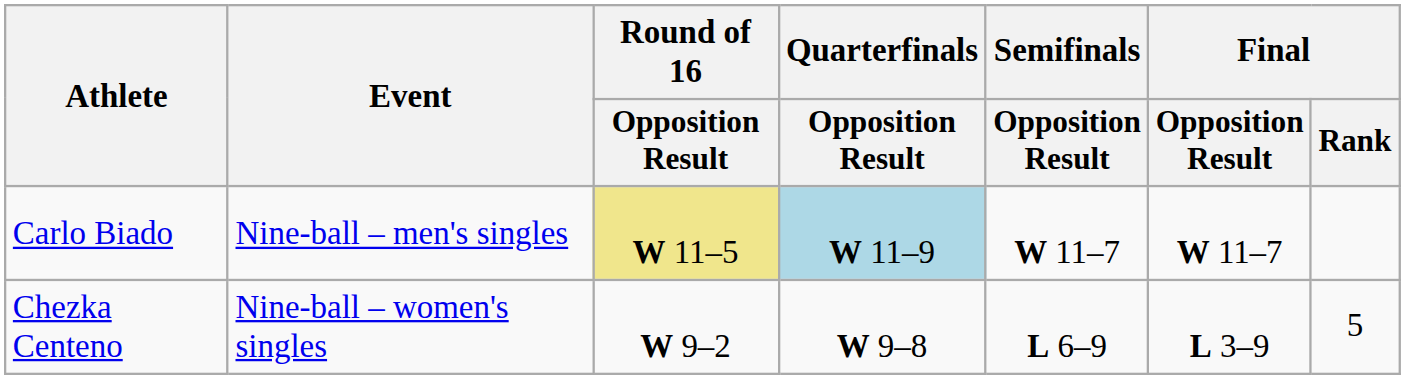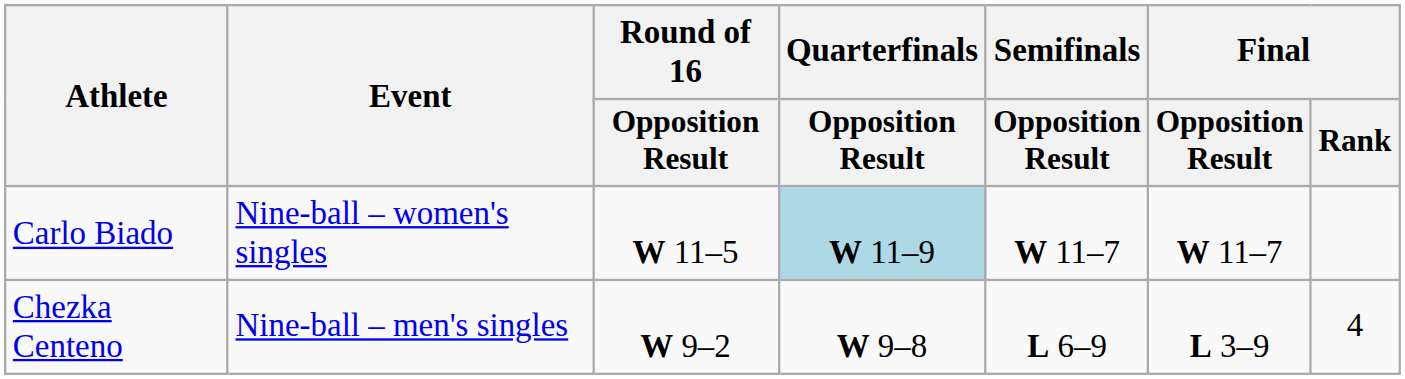(402, 232) Nine-ball – men's singles -> (372, 232) Nine-ball – women's singles
(685, 252) khaki background -> (685, 252) no background
(372, 326) Nine-ball – women's singles -> (402, 326) Nine-ball – men's singles
(1355, 326) 5 -> (1355, 326) 4
